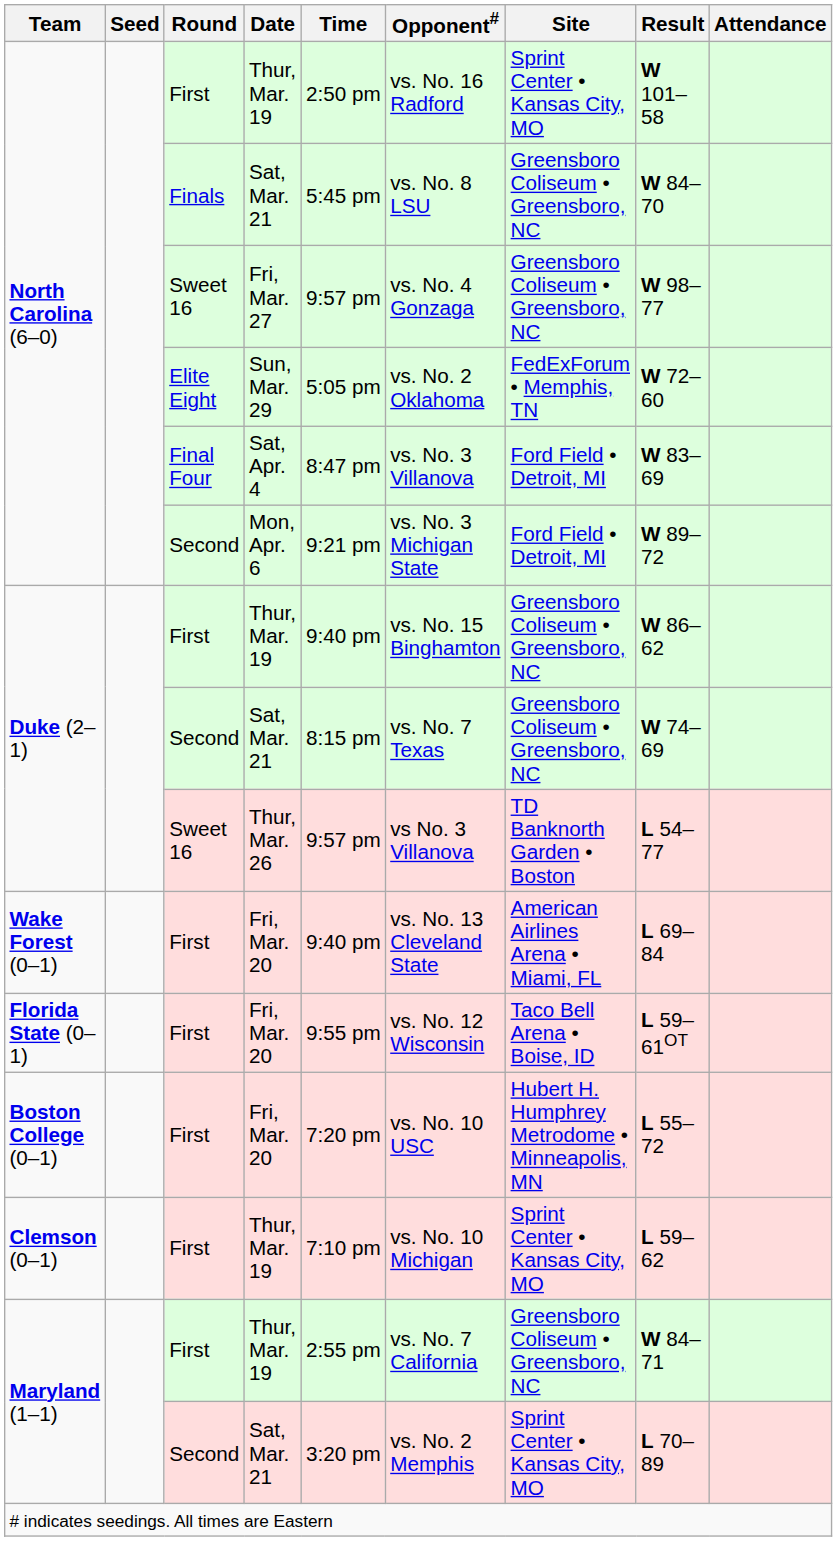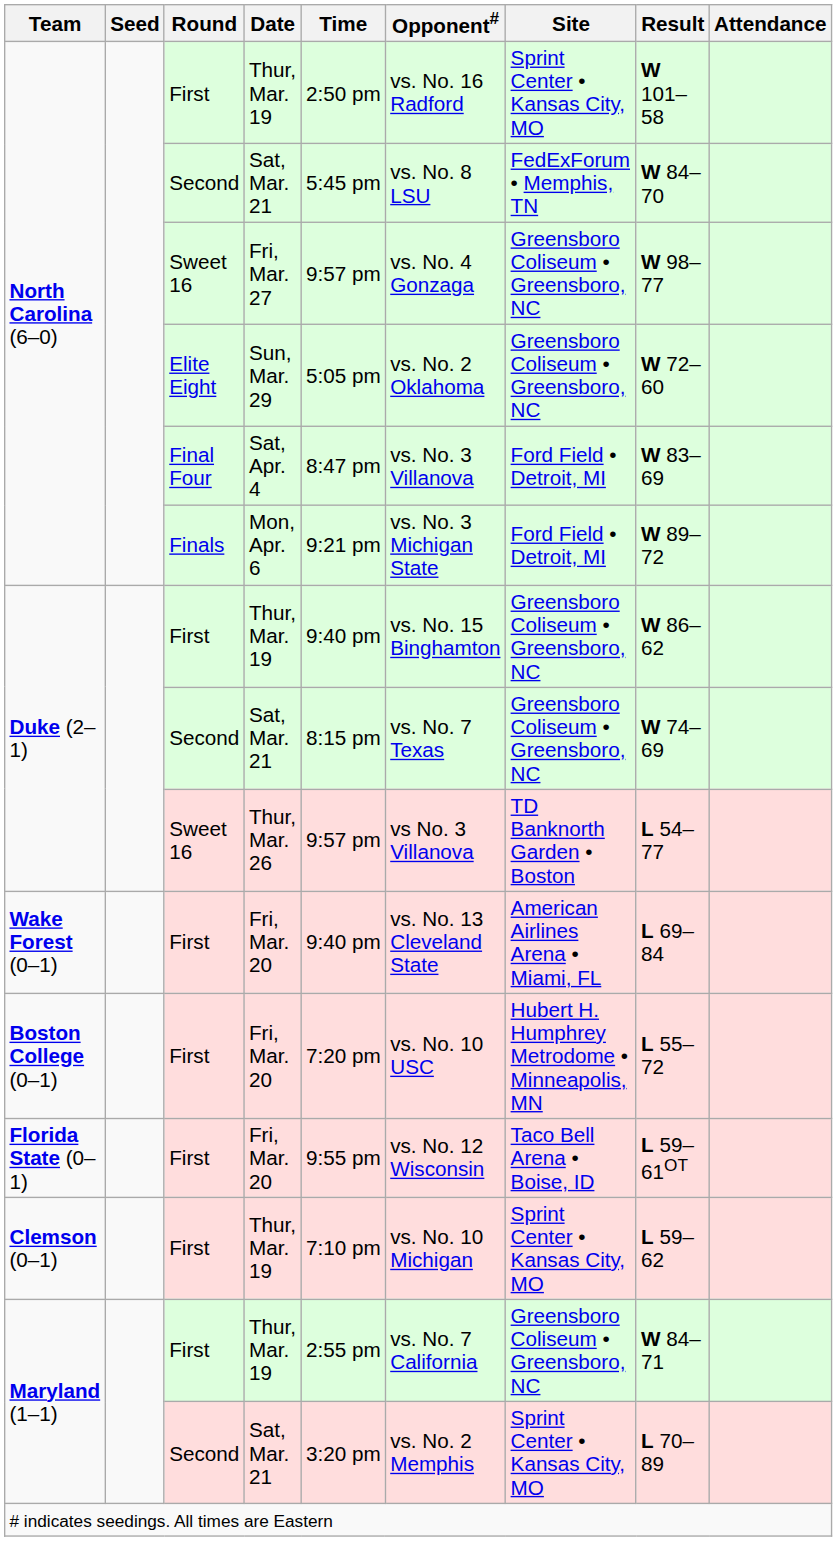(197, 195) Finals -> (204, 183) Second
(568, 195) Greensboro Coliseum • Greensboro, NC -> (570, 183) FedExForum • Memphis, TN
(570, 387) FedExForum • Memphis, TN -> (568, 376) Greensboro Coliseum • Greensboro, NC
(204, 545) Second -> (197, 545) Finals
rows swapped: (53, 1033) <-> (47, 1135)
